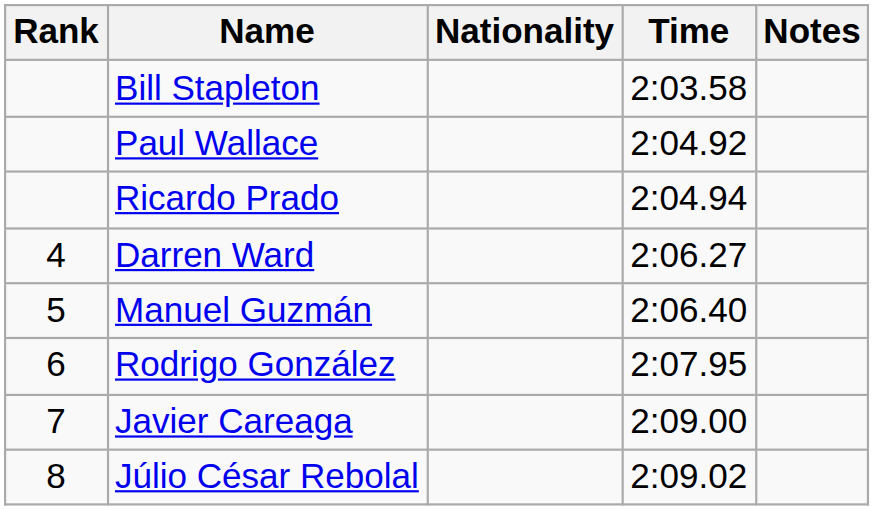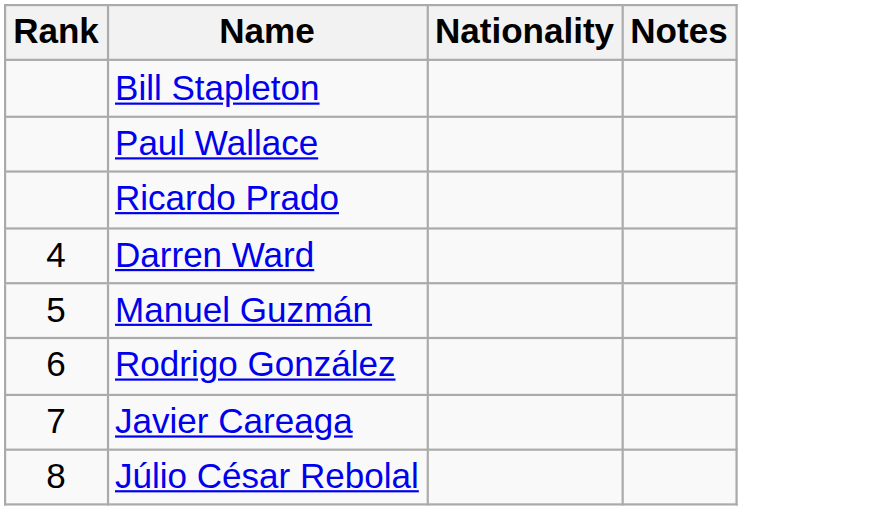- column: (689, 32)
